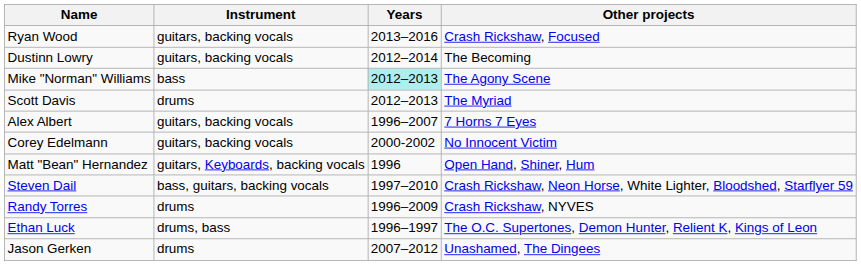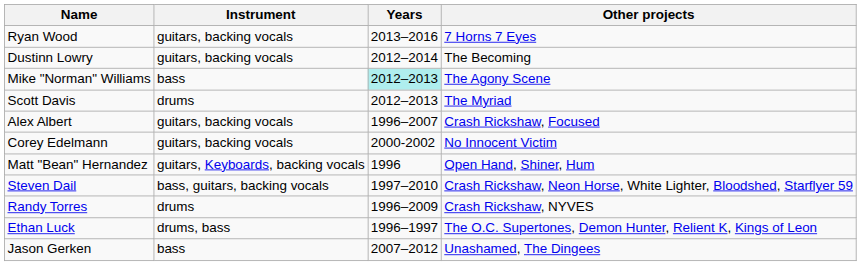(522, 36) Crash Rickshaw, Focused -> (490, 36) 7 Horns 7 Eyes
(490, 121) 7 Horns 7 Eyes -> (522, 121) Crash Rickshaw, Focused
(176, 249) drums -> (171, 249) bass
